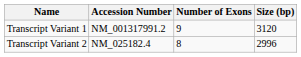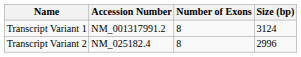(179, 28) 9 -> (179, 28) 8
(267, 28) 3120 -> (267, 28) 3124
